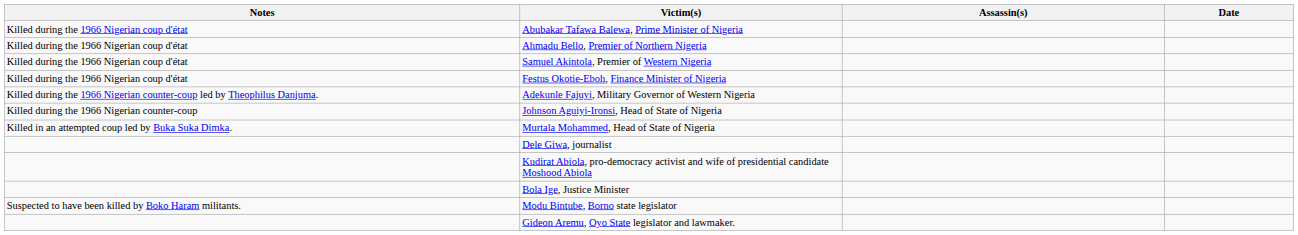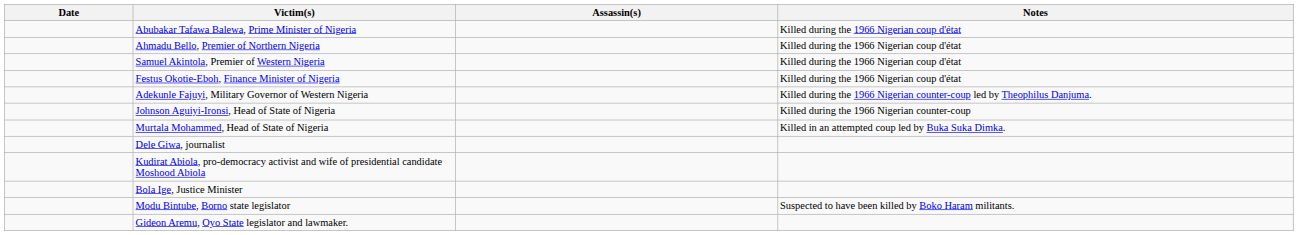columns swapped: (1229, 12) <-> (262, 12)
